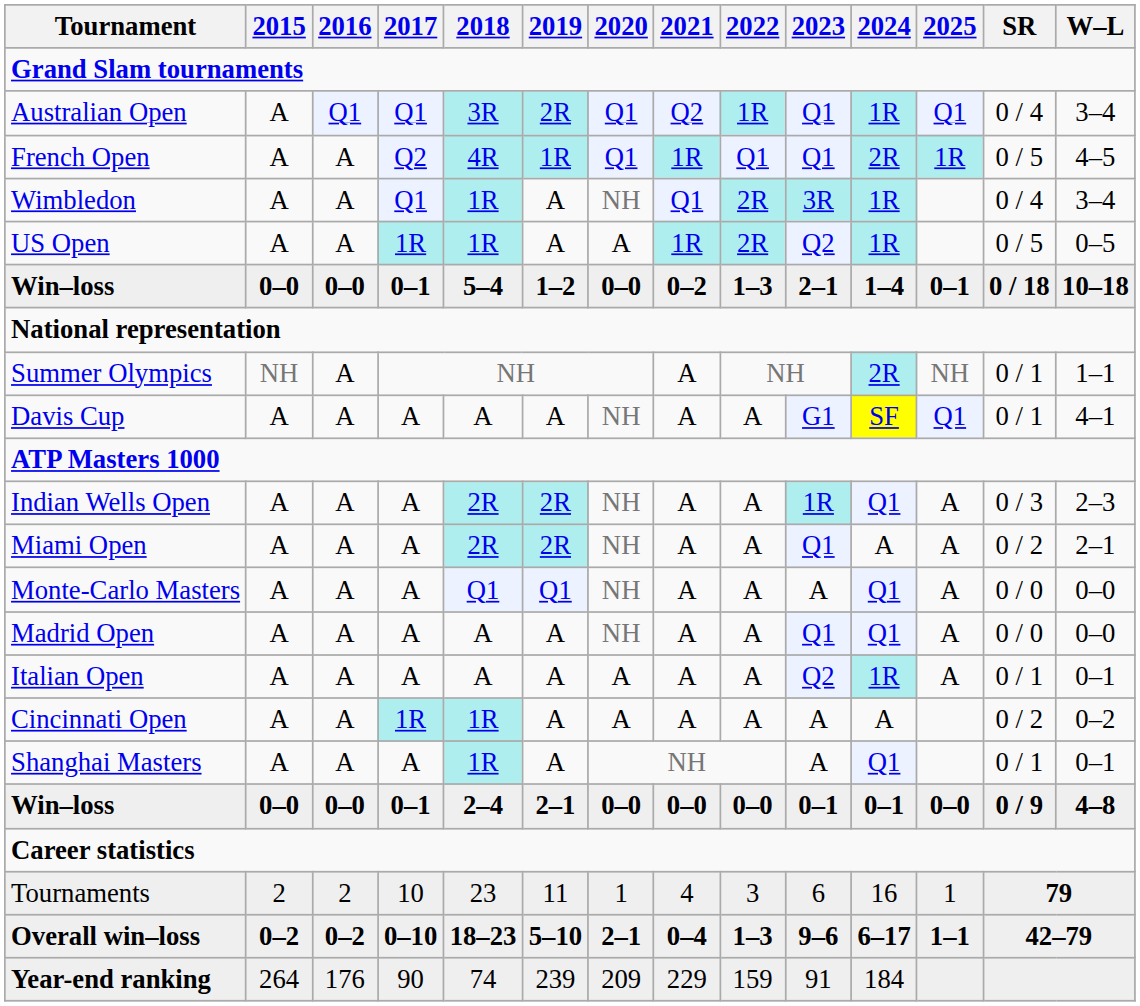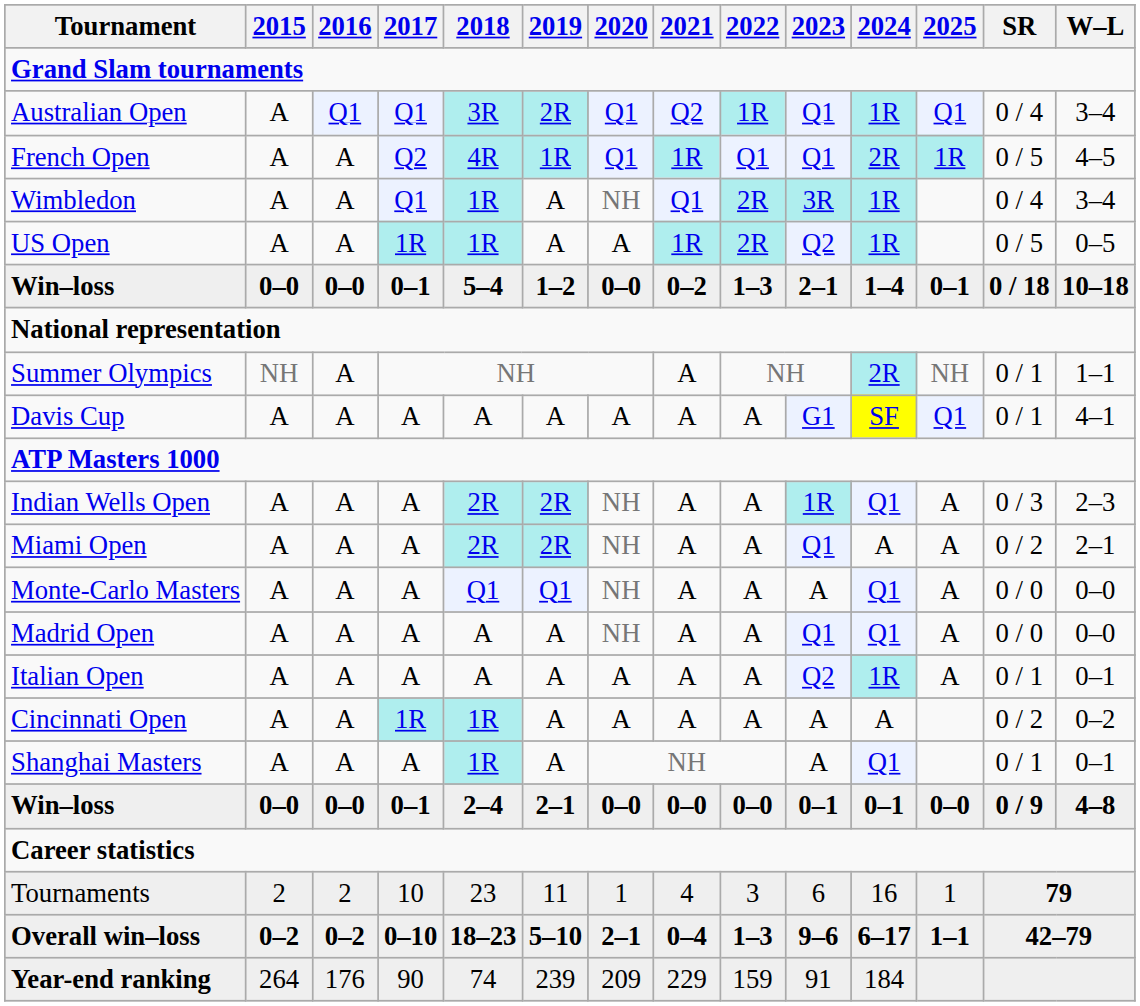(621, 415) NH -> (621, 415) A
